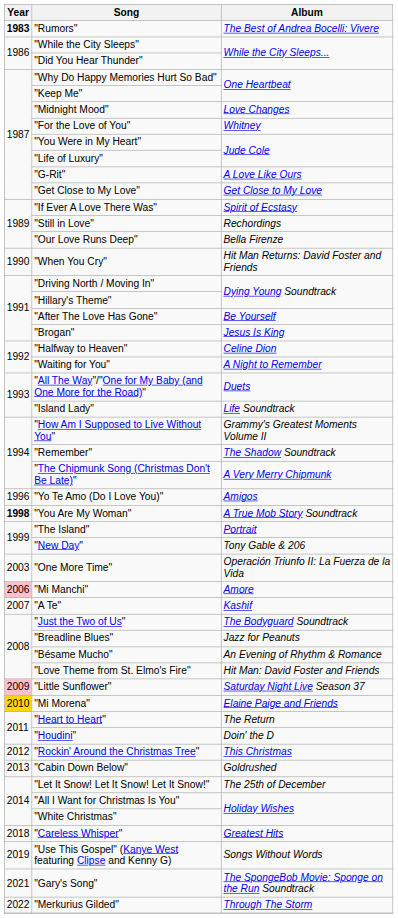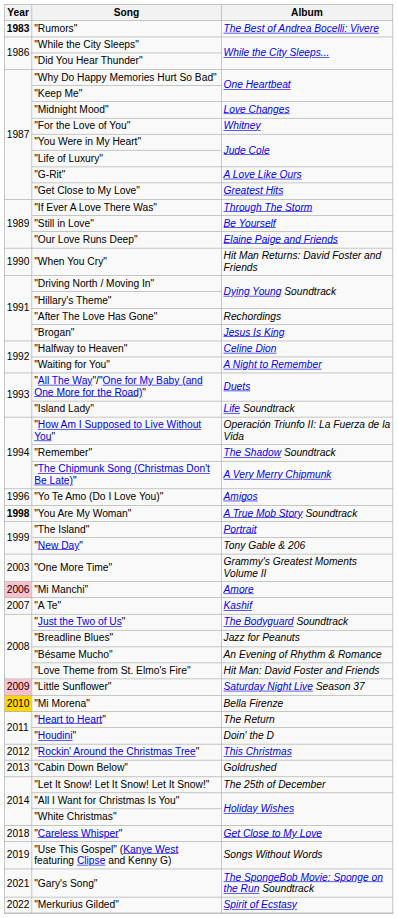(273, 191) Get Close to My Love -> (253, 191) Greatest Hits
(260, 207) Spirit of Ecstasy -> (268, 207) Through The Storm
(252, 223) Rechordings -> (250, 223) Be Yourself
(253, 239) Bella Firenze -> (281, 239) Elaine Paige and Friends
(250, 316) Be Yourself -> (252, 316) Rechordings
(290, 431) Grammy's Greatest Moments Volume II -> (307, 431) Operación Triunfo II: La Fuerza de la Vida
(307, 567) Operación Triunfo II: La Fuerza de la Vida -> (290, 567) Grammy's Greatest Moments Volume II
(281, 703) Elaine Paige and Friends -> (253, 703) Bella Firenze
(253, 833) Greatest Hits -> (273, 833) Get Close to My Love
(268, 905) Through The Storm -> (260, 905) Spirit of Ecstasy
